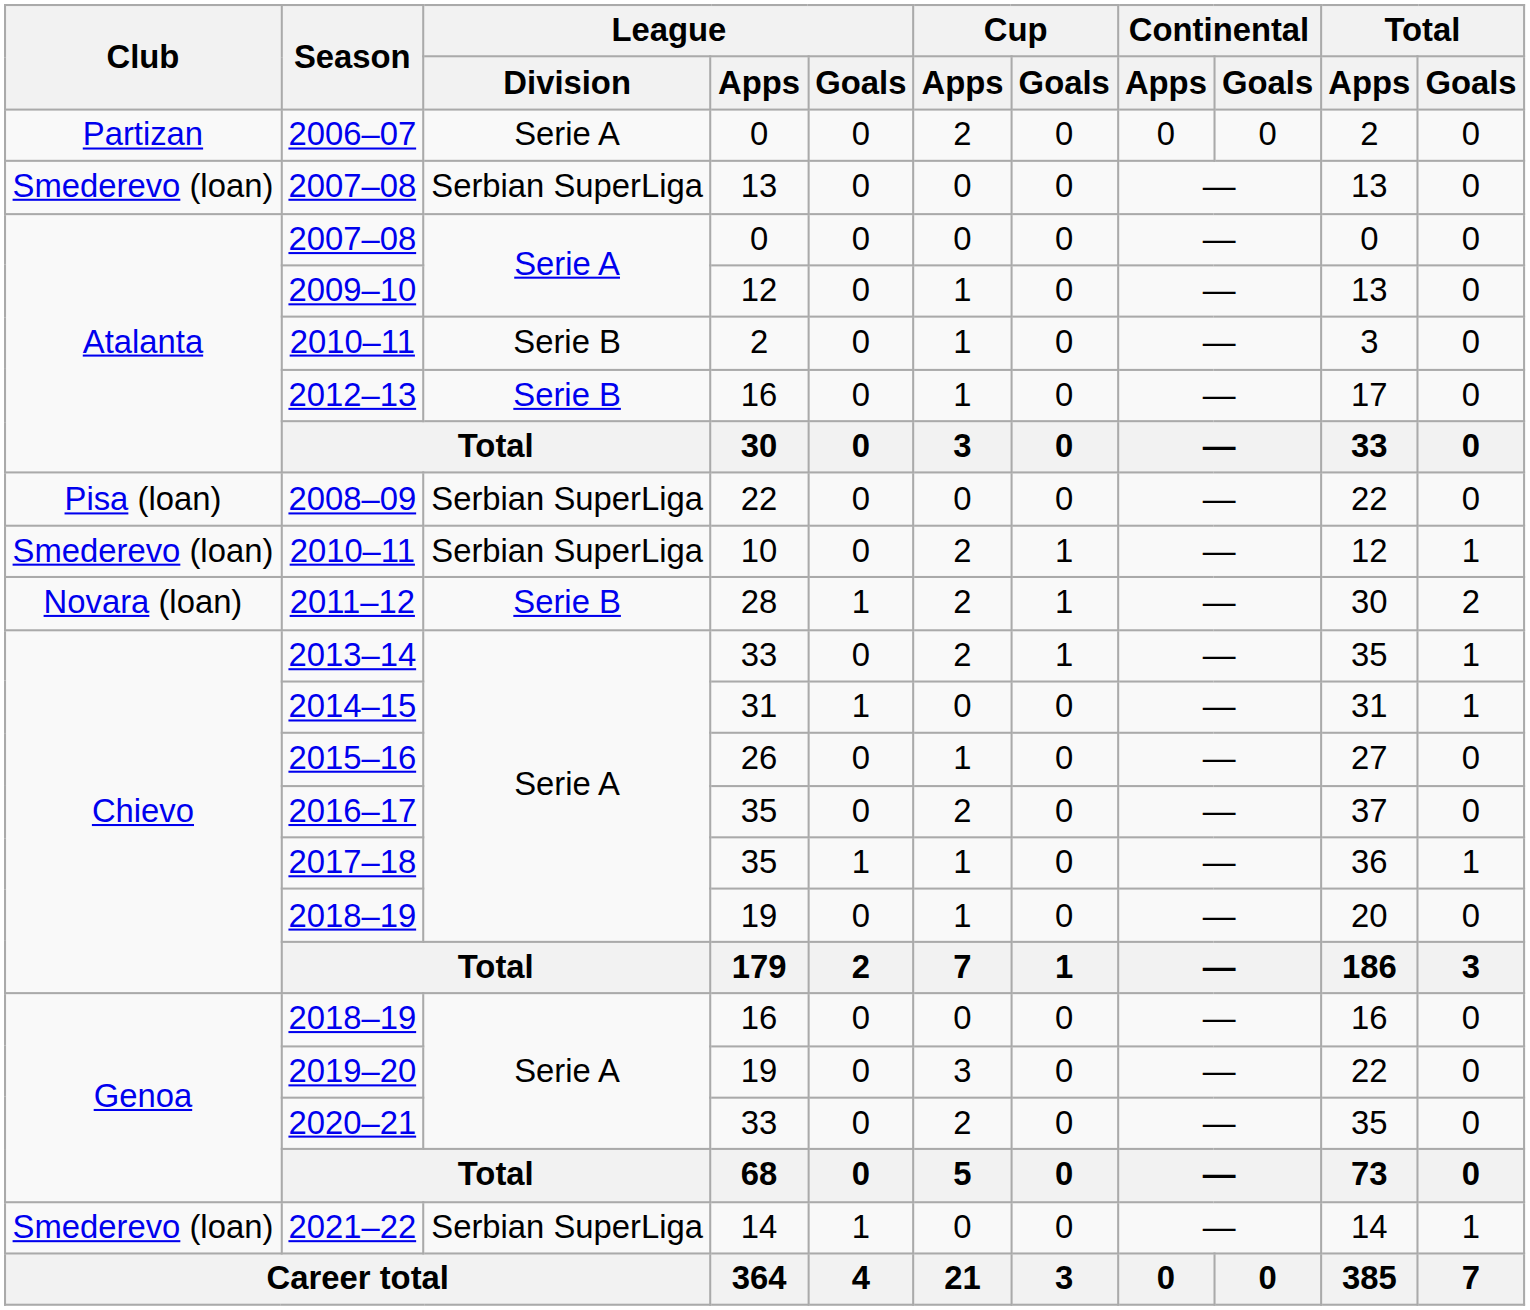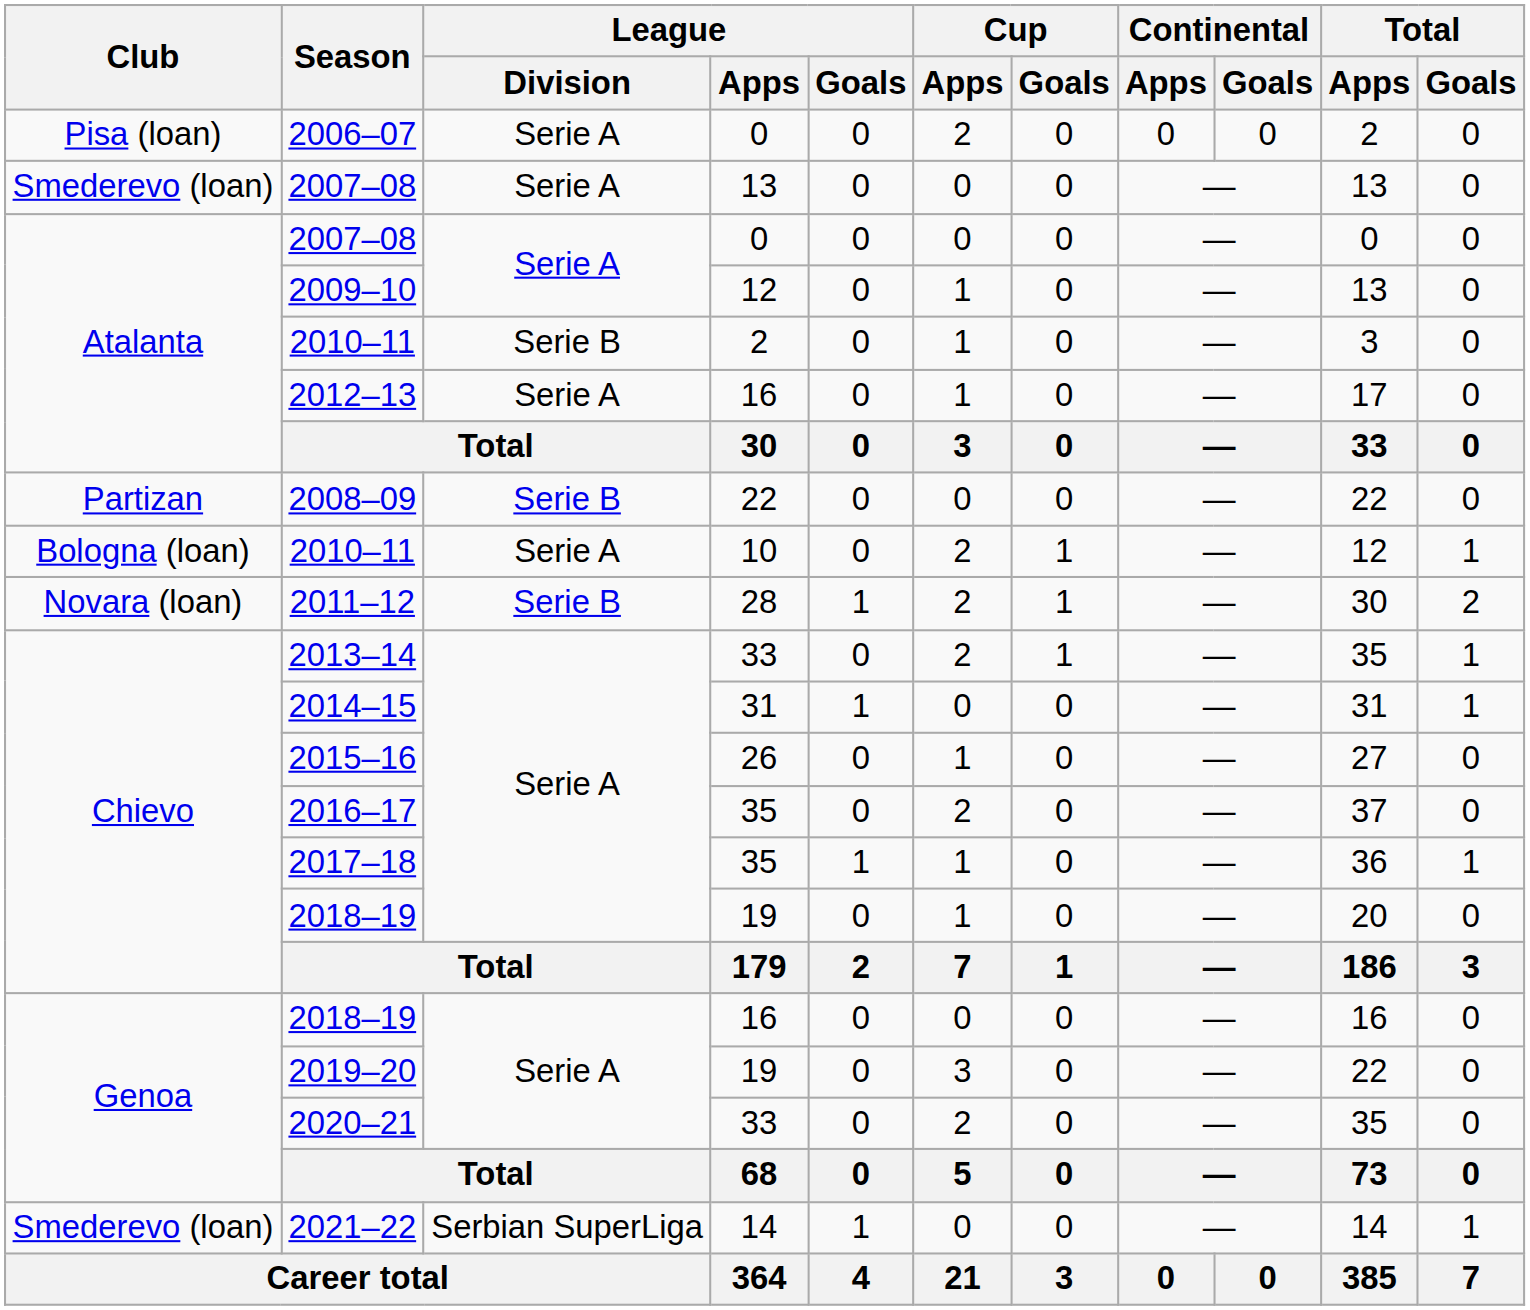(143, 134) Partizan -> (143, 134) Pisa (loan)
(567, 186) Serbian SuperLiga -> (567, 186) Serie A
(567, 394) Serie B -> (567, 394) Serie A
(143, 498) Pisa (loan) -> (143, 498) Partizan
(567, 498) Serbian SuperLiga -> (567, 498) Serie B
(143, 550) Smederevo (loan) -> (143, 550) Bologna (loan)
(567, 550) Serbian SuperLiga -> (567, 550) Serie A
